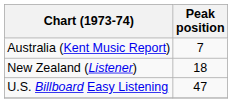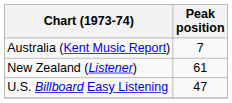(200, 68) 18 -> (200, 68) 61
